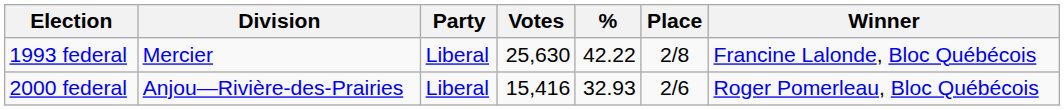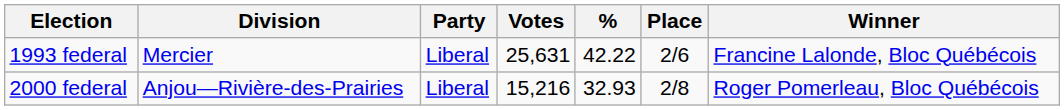(538, 54) 25,630 -> (538, 54) 25,631
(675, 54) 2/8 -> (675, 54) 2/6
(538, 88) 15,416 -> (538, 88) 15,216
(675, 88) 2/6 -> (675, 88) 2/8
